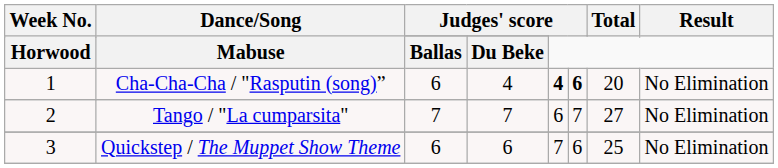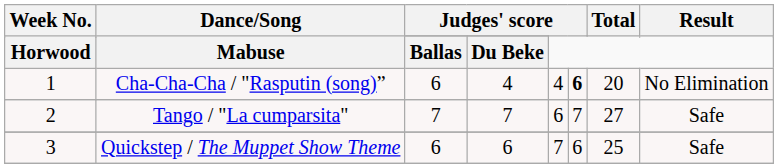(558, 83) bold -> (558, 83) normal
(706, 115) No Elimination -> (706, 115) Safe
(706, 147) No Elimination -> (706, 147) Safe
